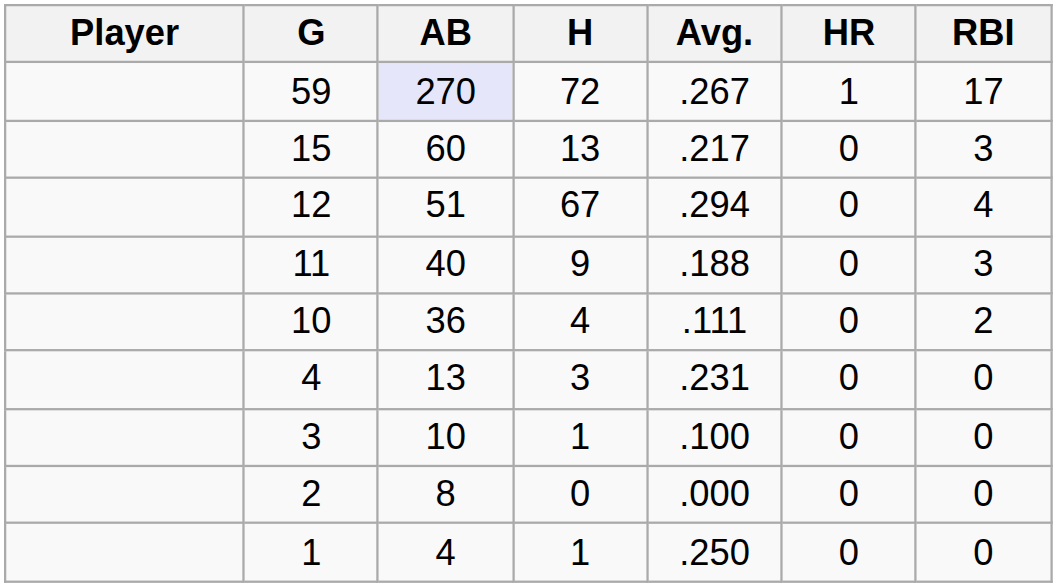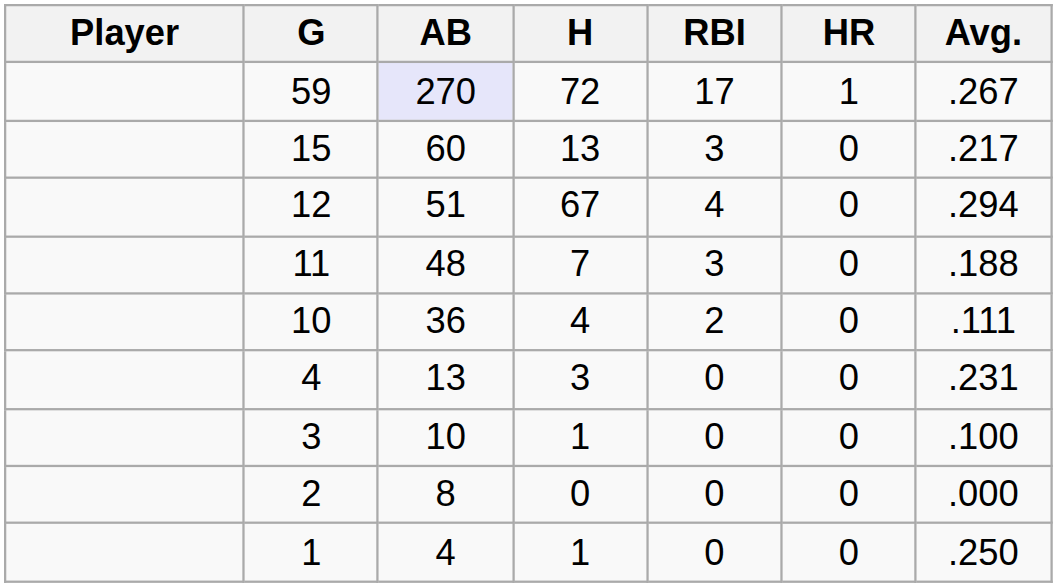columns swapped: (714, 33) <-> (983, 33)
(446, 263) 40 -> (446, 263) 48
(580, 263) 9 -> (580, 263) 7
